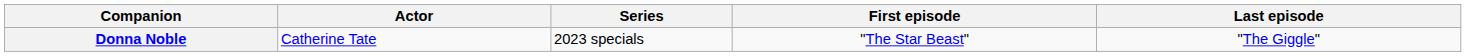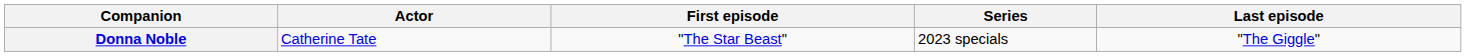columns swapped: (642, 16) <-> (915, 16)
